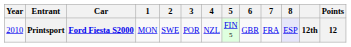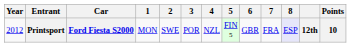(15, 29) 2010 -> (15, 29) 2012
(333, 29) 12 -> (333, 29) 10
